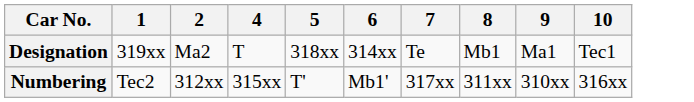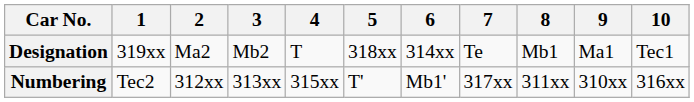+ column: (257, 19)
